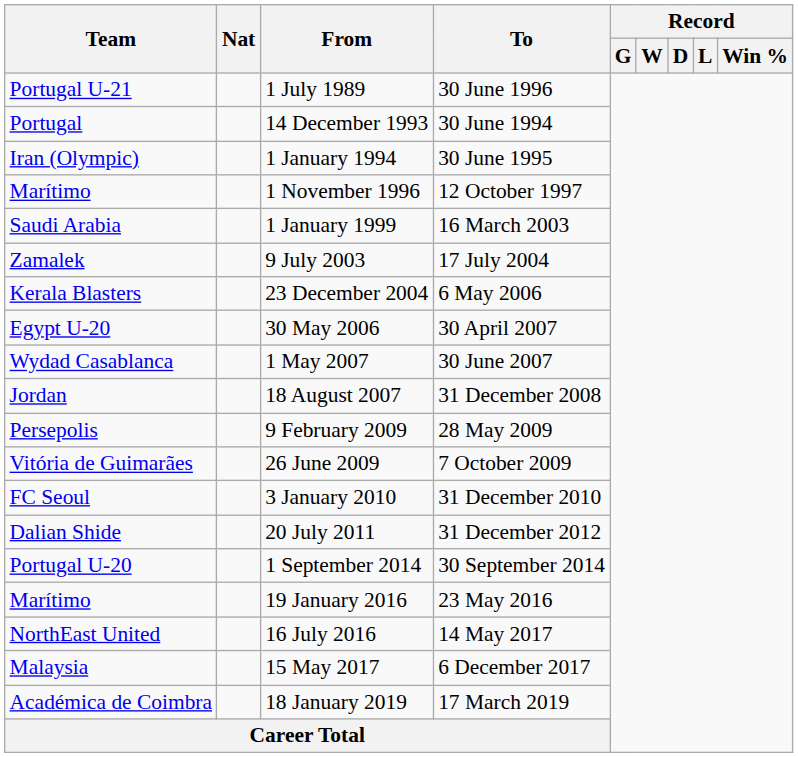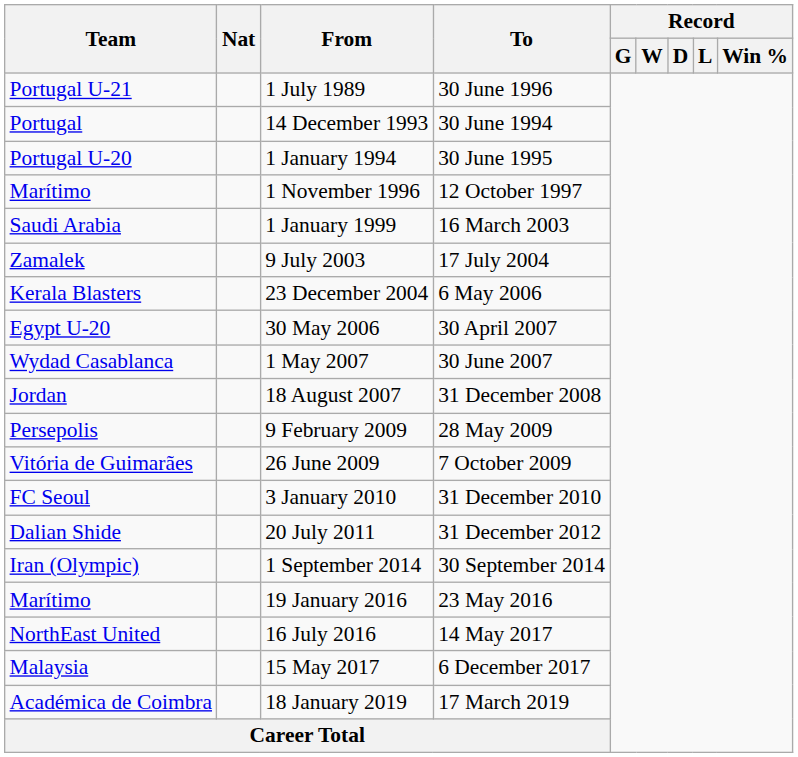(74, 157) Iran (Olympic) -> (71, 157) Portugal U-20
(71, 565) Portugal U-20 -> (74, 565) Iran (Olympic)
